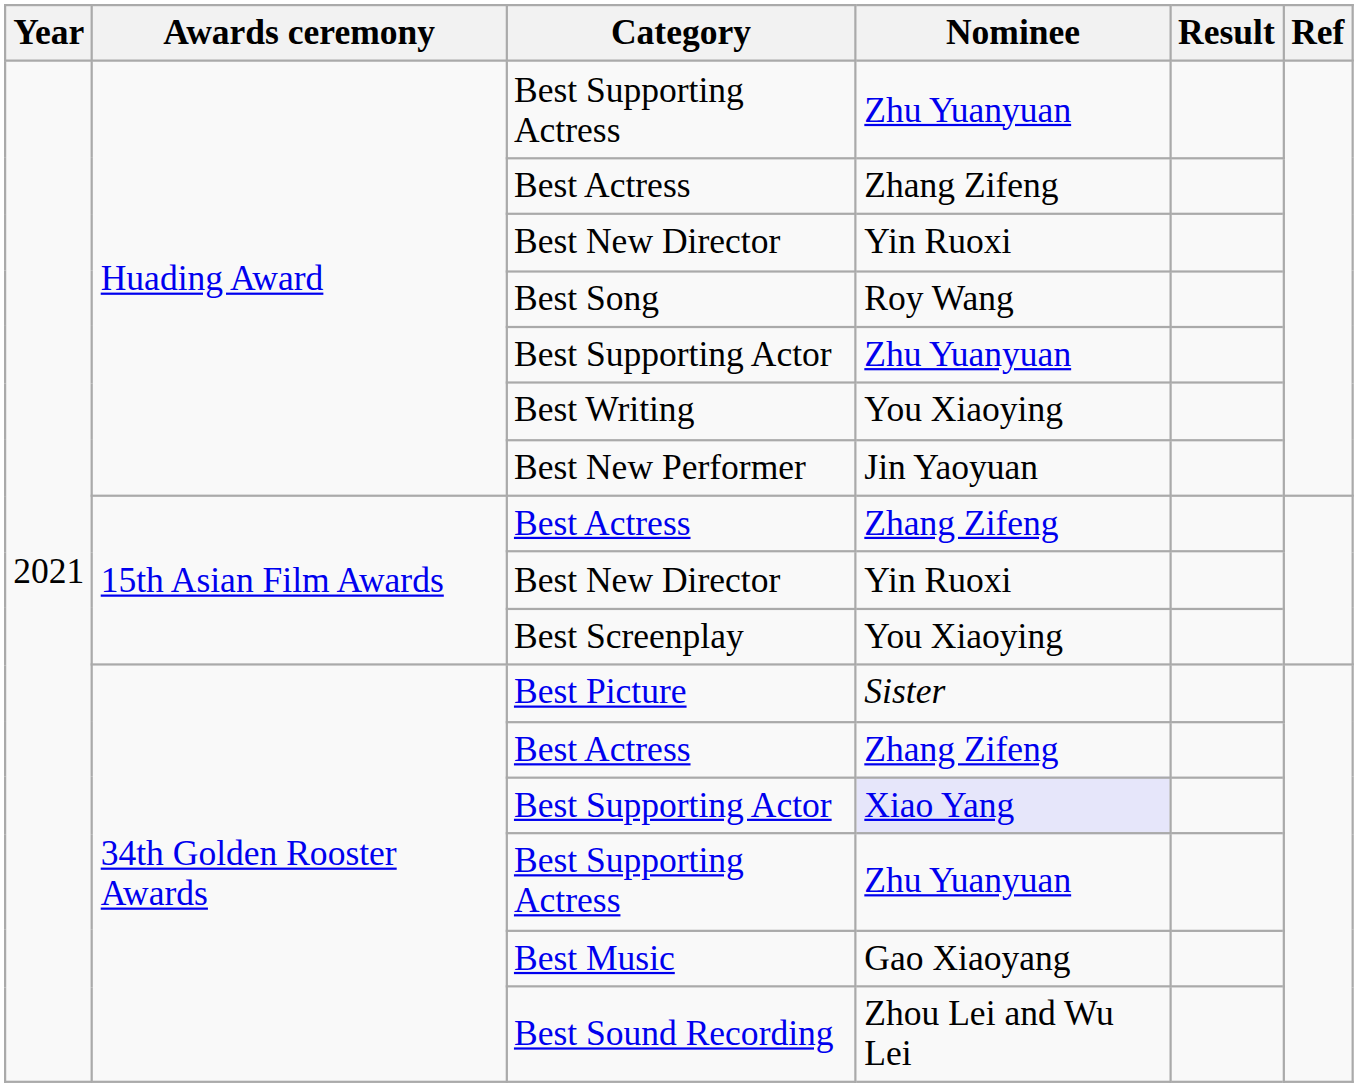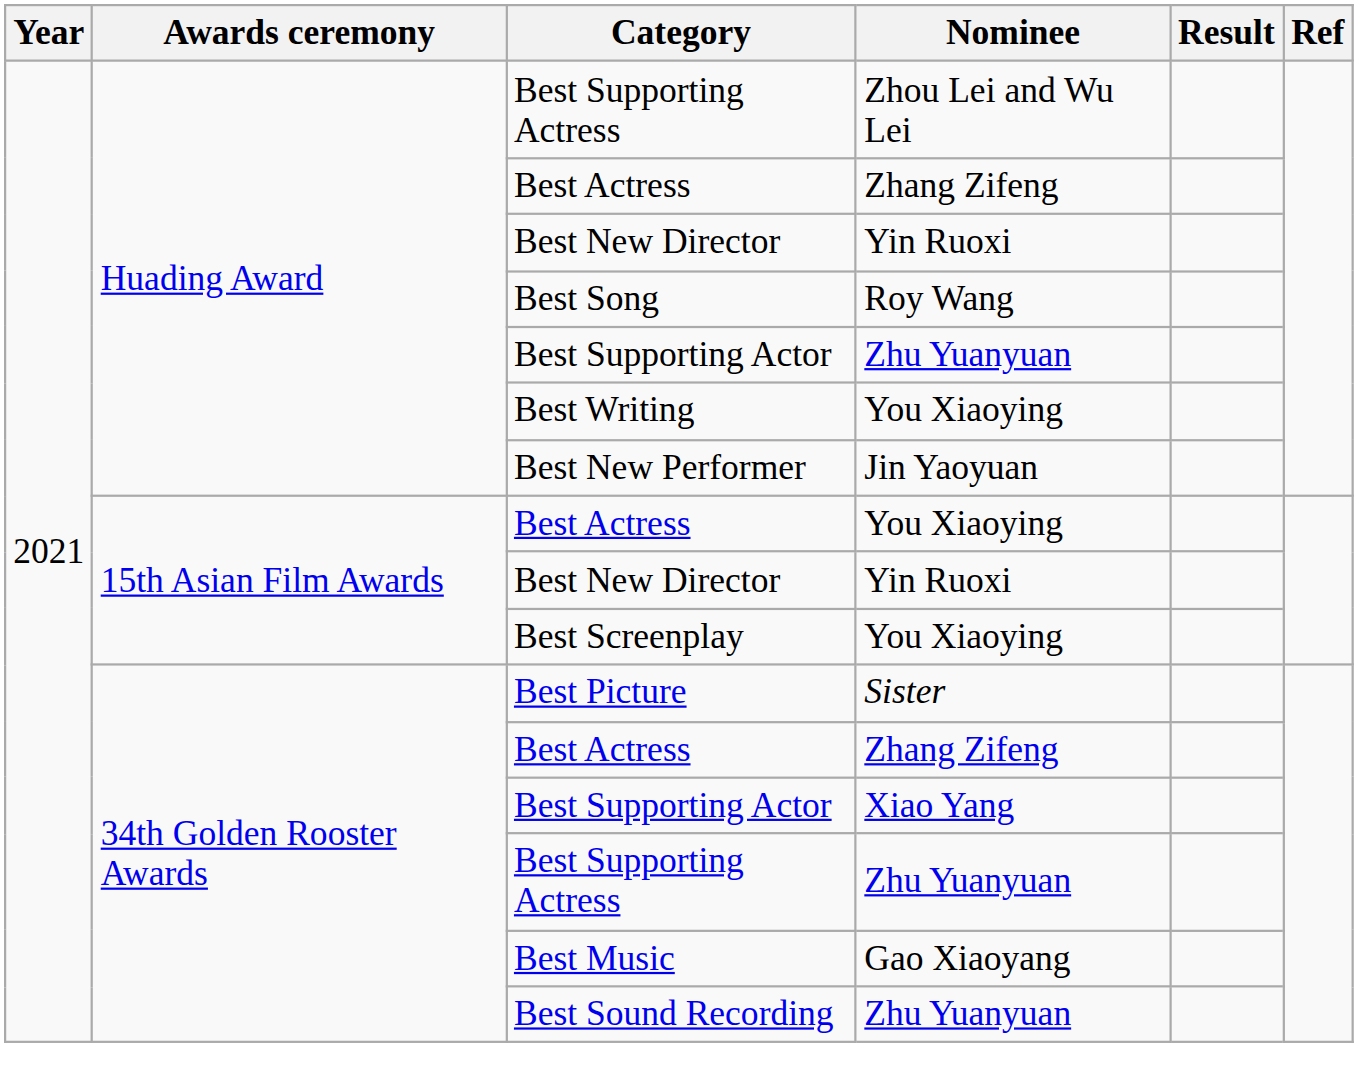(968, 108) Zhu Yuanyuan -> (989, 108) Zhou Lei and Wu Lei
(961, 523) Zhang Zifeng -> (964, 523) You Xiaoying
(939, 804) lavender background -> (939, 804) no background
(989, 1033) Zhou Lei and Wu Lei -> (968, 1013) Zhu Yuanyuan
